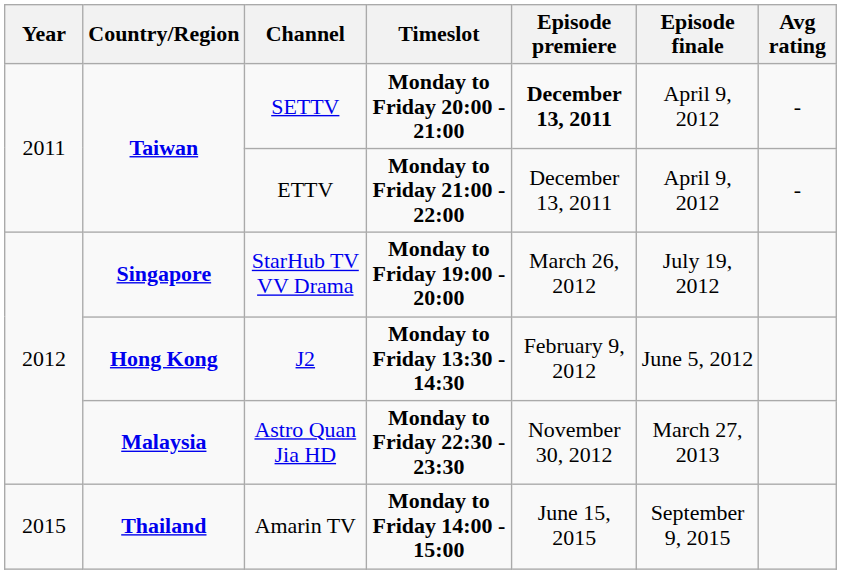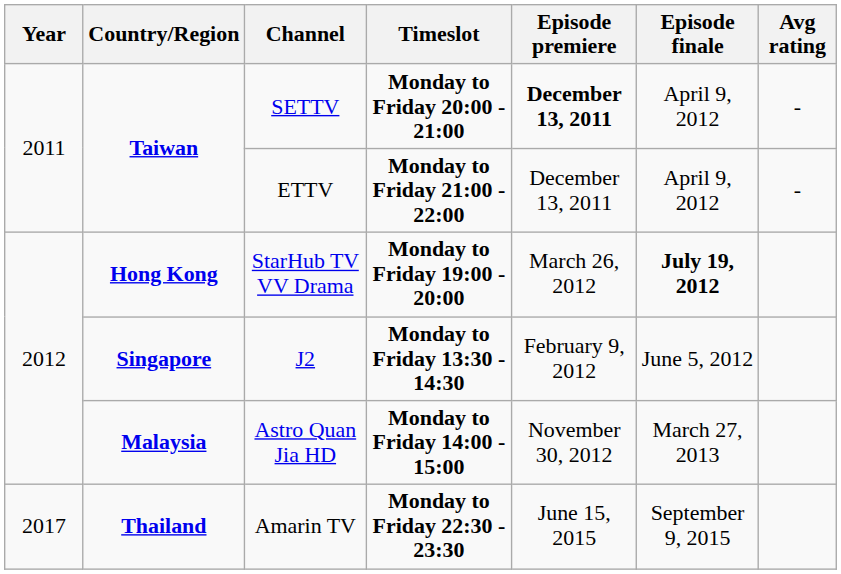(164, 274) Singapore -> (164, 274) Hong Kong
(698, 274) normal -> (698, 274) bold
(164, 358) Hong Kong -> (164, 358) Singapore
(439, 442) Monday to Friday 22:30 - 23:30 -> (439, 442) Monday to Friday 14:00 - 15:00
(44, 526) 2015 -> (44, 526) 2017
(439, 526) Monday to Friday 14:00 - 15:00 -> (439, 526) Monday to Friday 22:30 - 23:30
